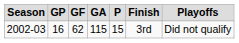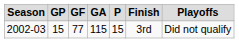(58, 29) 16 -> (58, 29) 15
(78, 29) 62 -> (78, 29) 77
